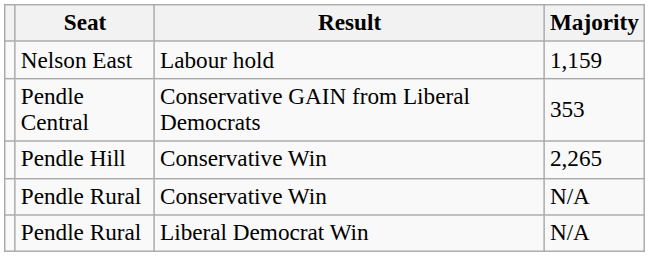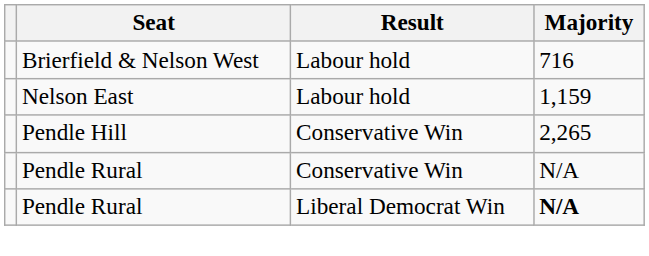+ row: (140, 59)
- row: (55, 109)
(570, 232) normal -> (559, 206) bold
